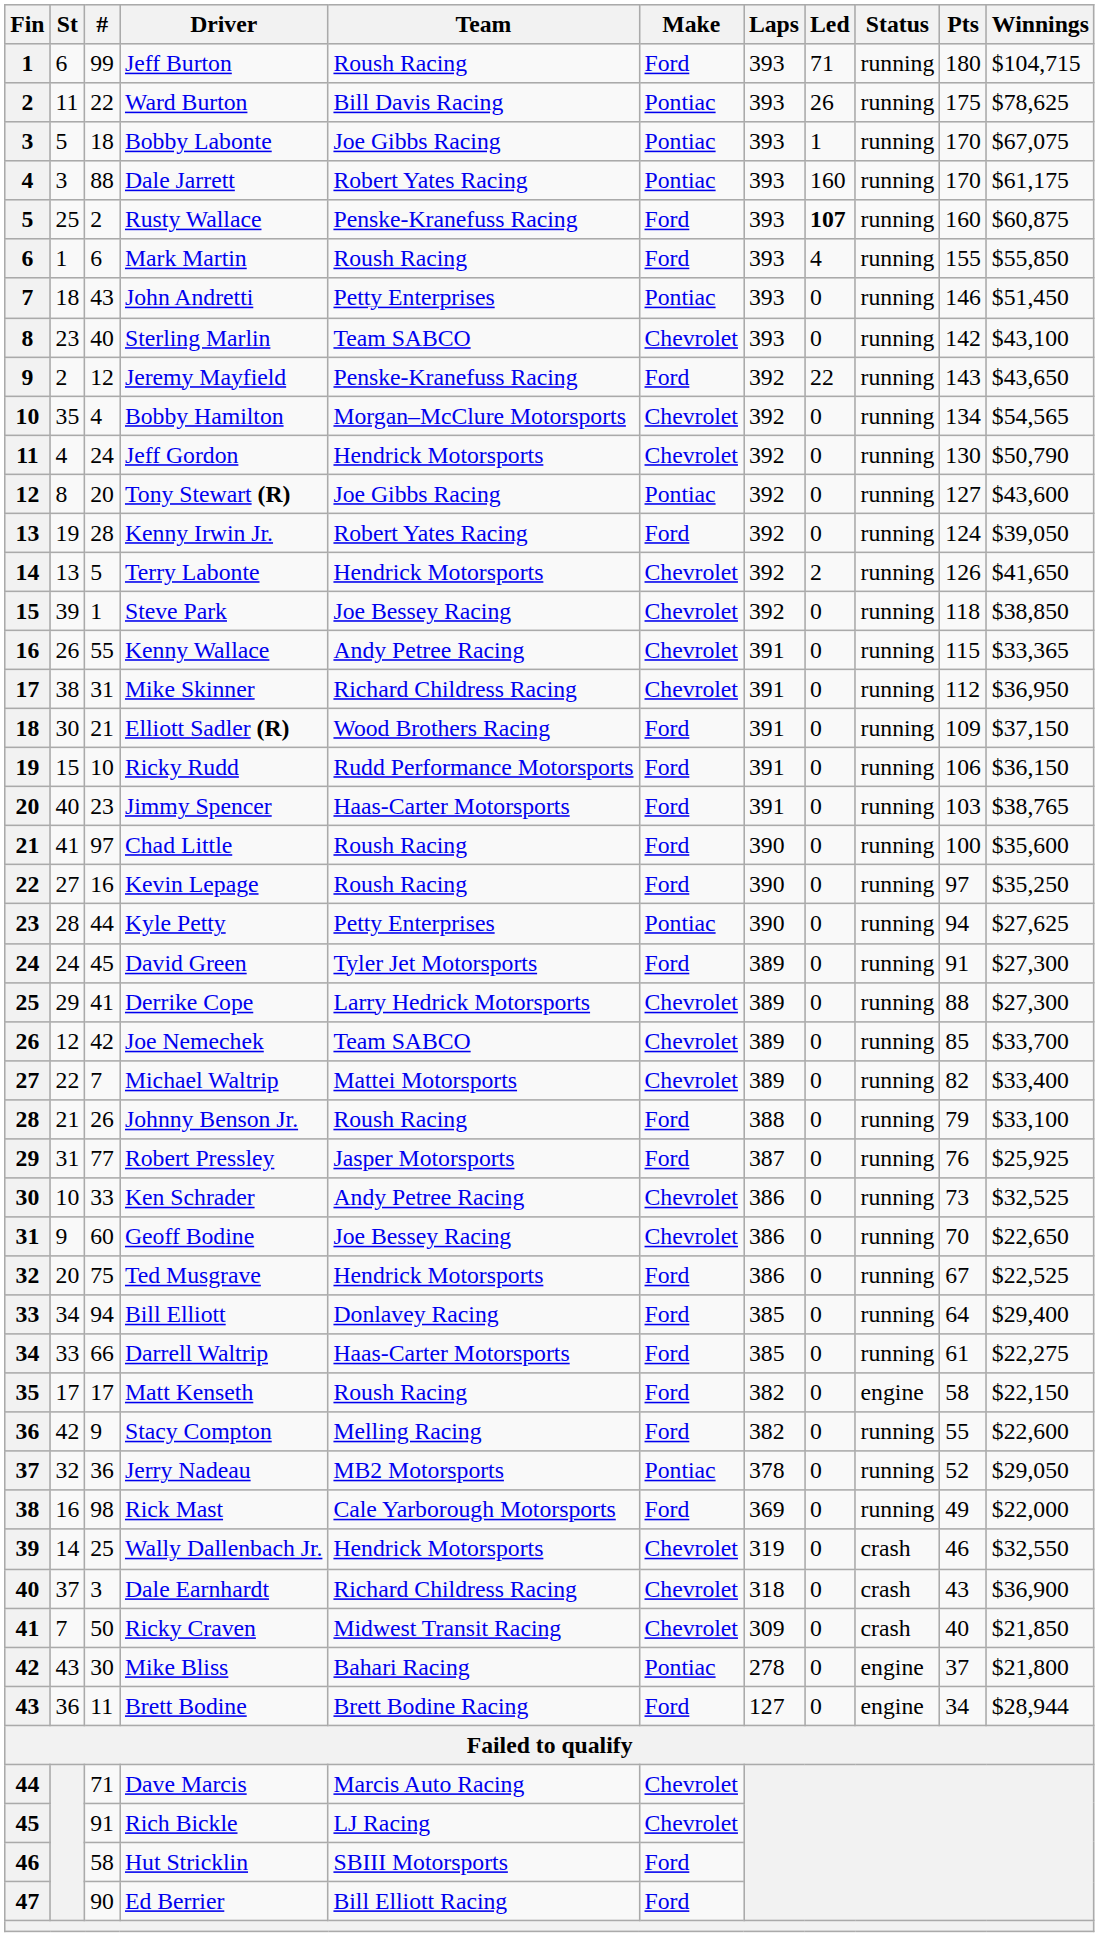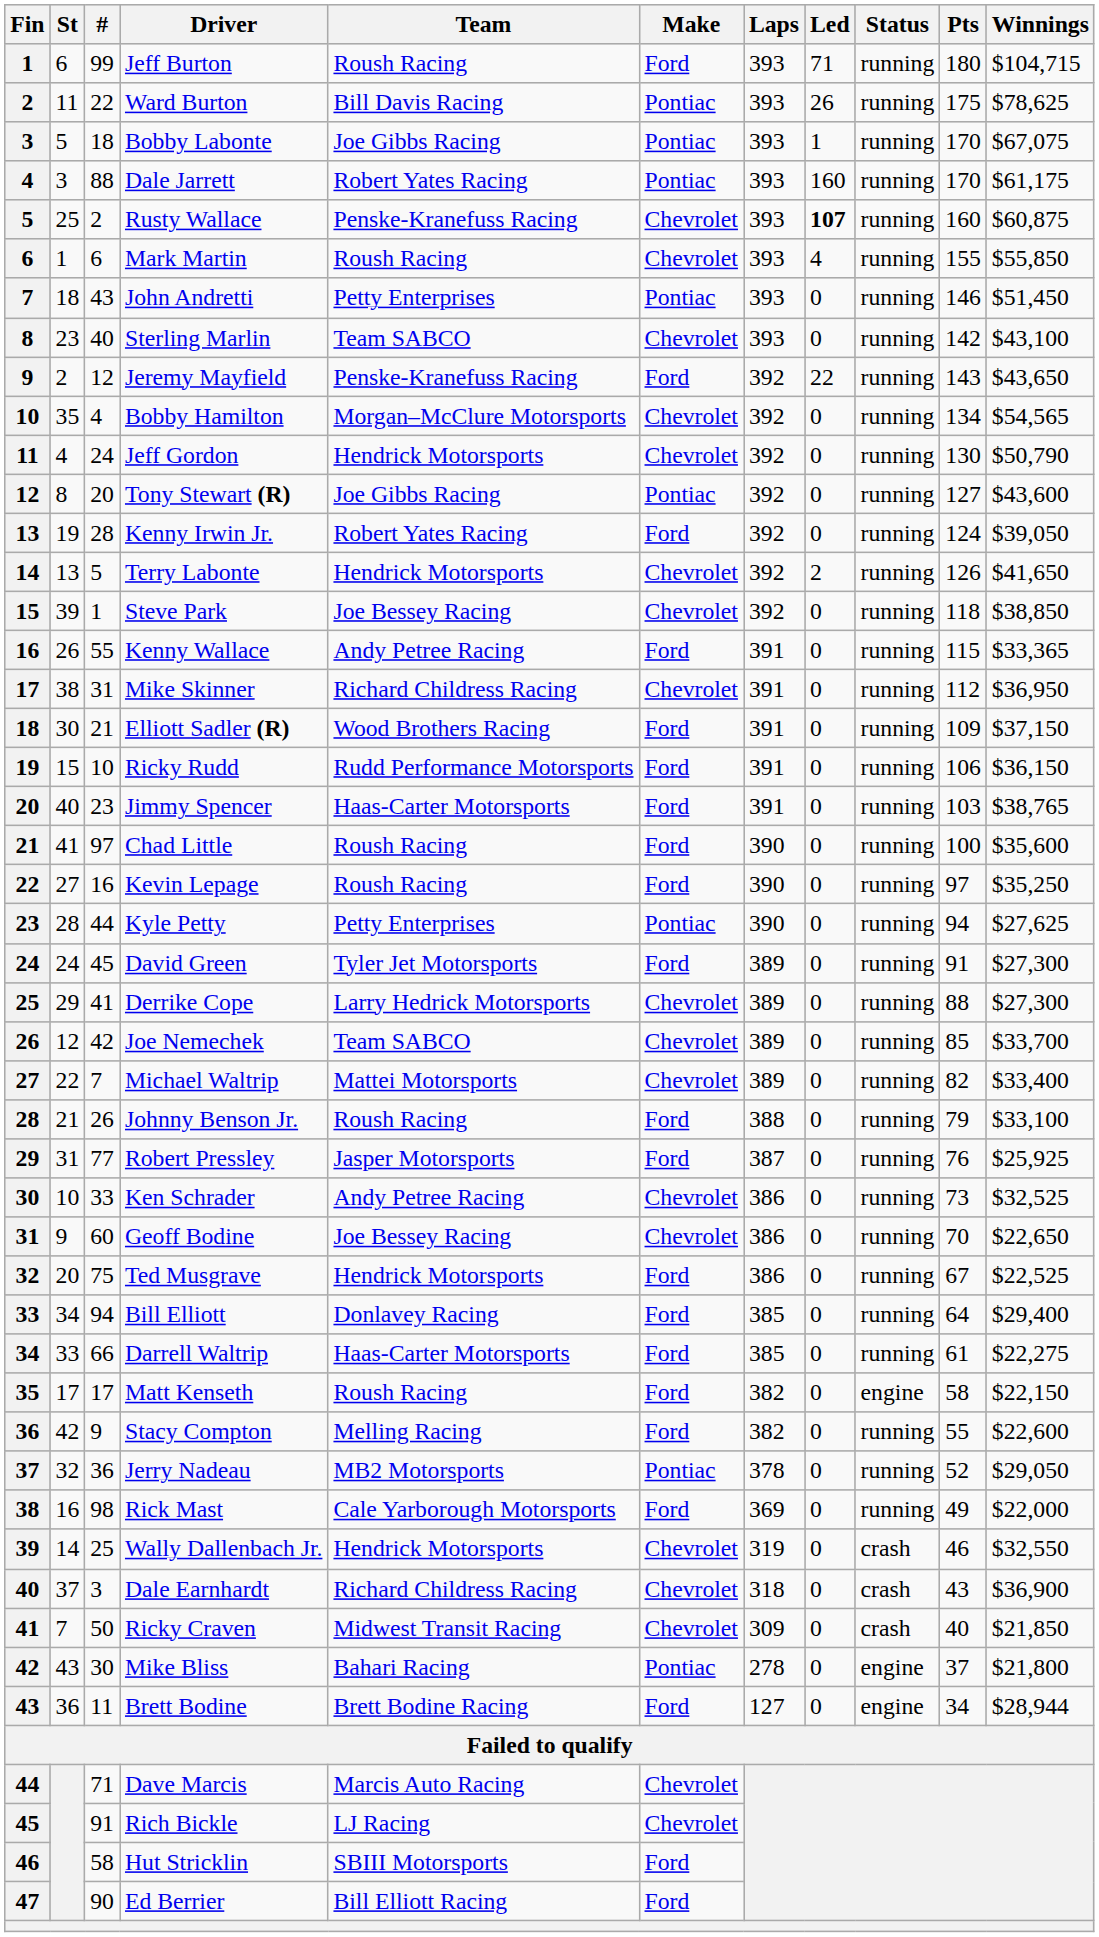(667, 219) Ford -> (691, 219) Chevrolet
(667, 258) Ford -> (691, 258) Chevrolet
(691, 649) Chevrolet -> (667, 649) Ford
